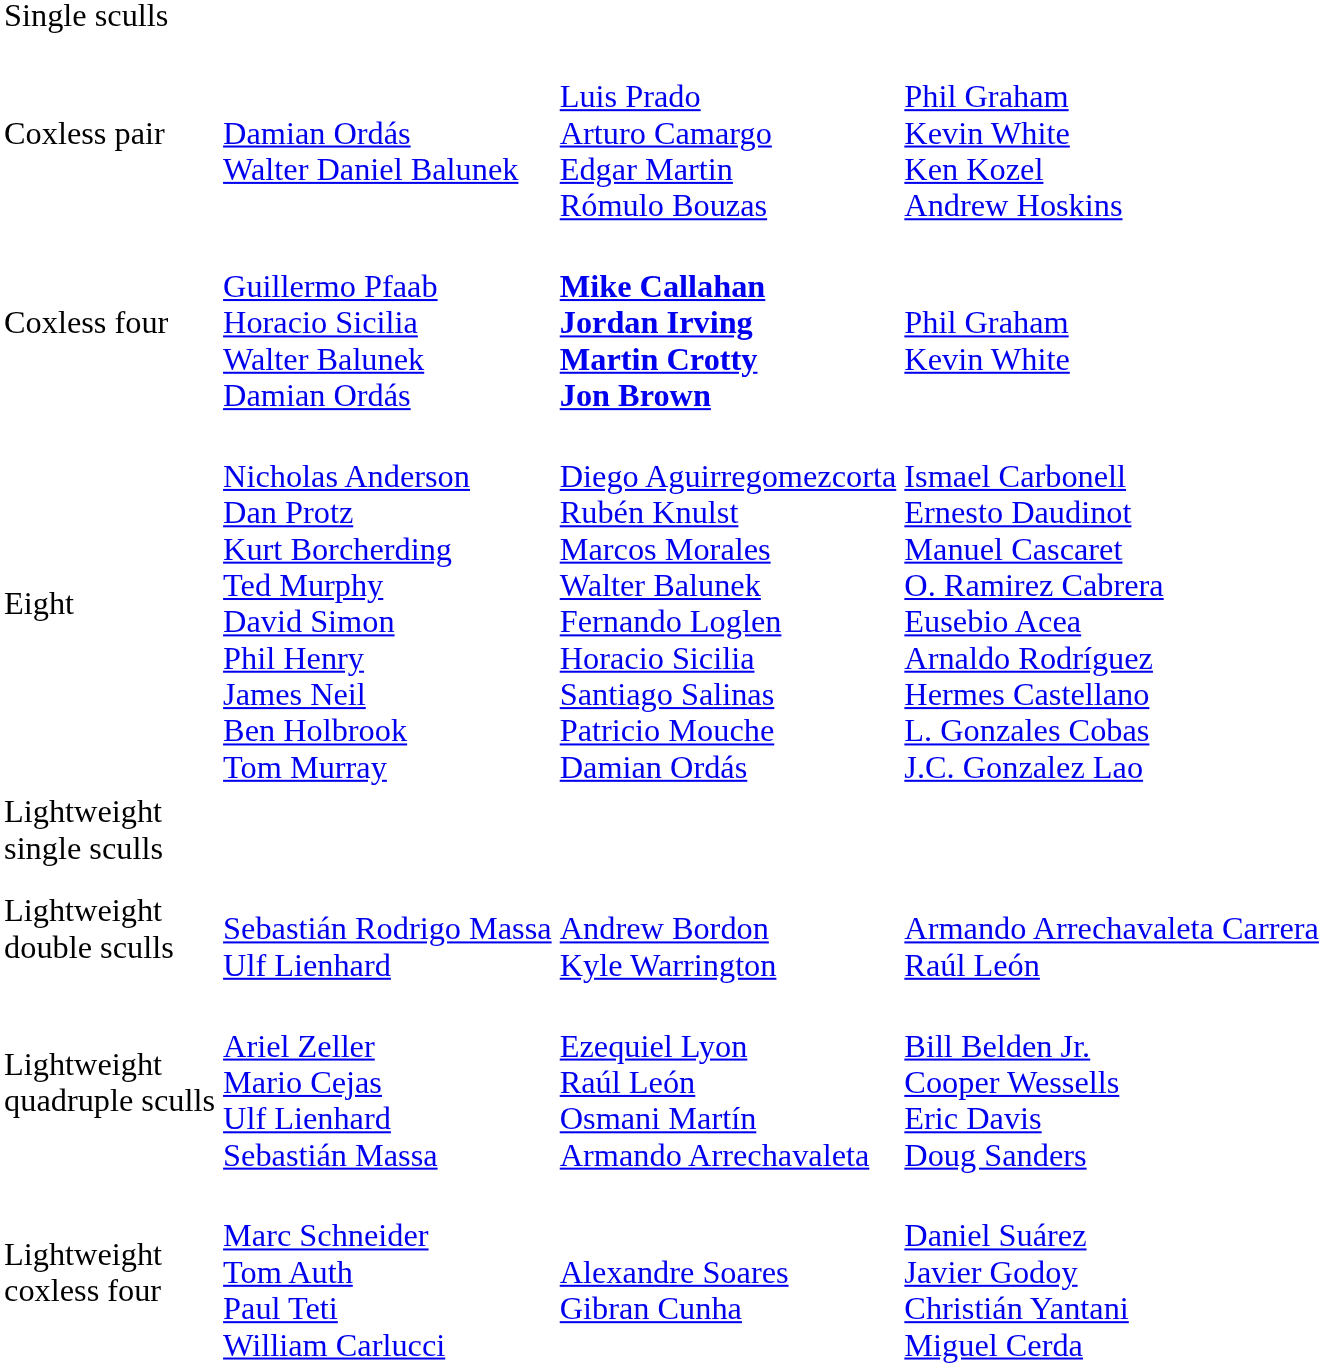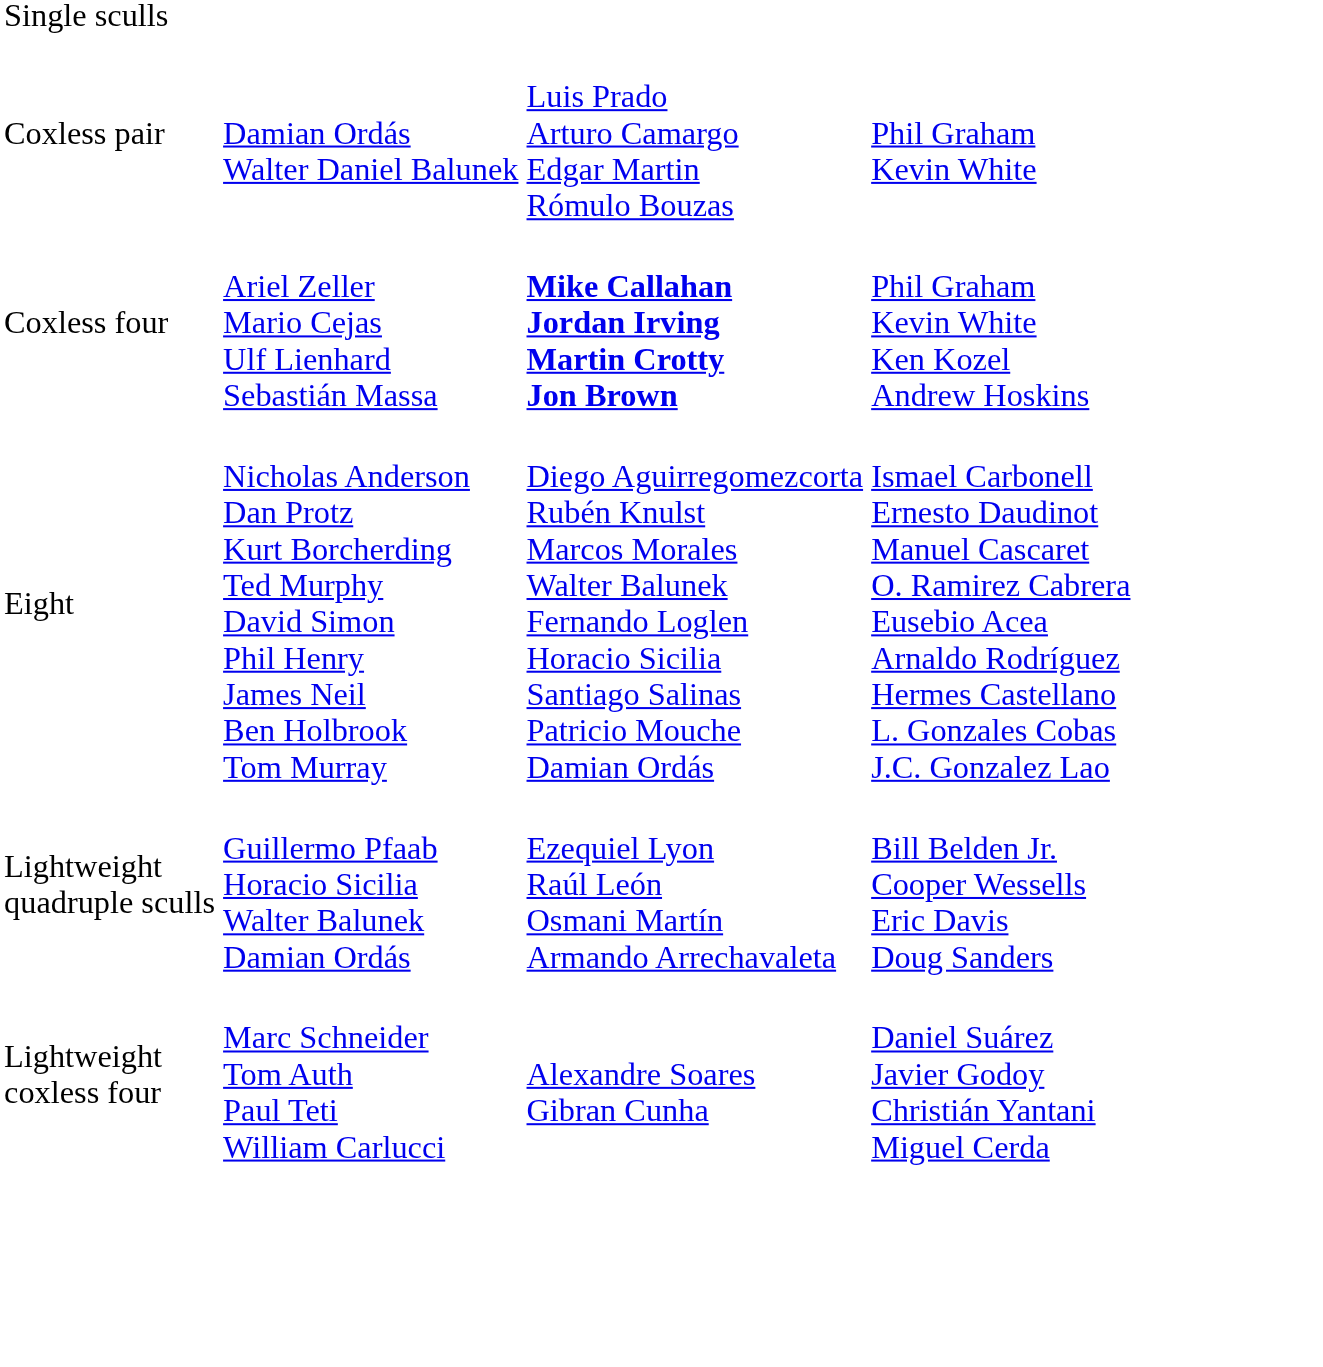(1013, 151) Phil Graham Kevin White Ken Kozel Andrew Hoskins -> (954, 151) Phil Graham Kevin White
(330, 340) Guillermo Pfaab Horacio Sicilia Walter Balunek Damian Ordás -> (330, 340) Ariel Zeller Mario Cejas Ulf Lienhard Sebastián Massa
(987, 340) Phil Graham Kevin White -> (980, 340) Phil Graham Kevin White Ken Kozel Andrew Hoskins
- row: (84, 829)
- row: (89, 928)
(330, 1100) Ariel Zeller Mario Cejas Ulf Lienhard Sebastián Massa -> (330, 902) Guillermo Pfaab Horacio Sicilia Walter Balunek Damian Ordás
